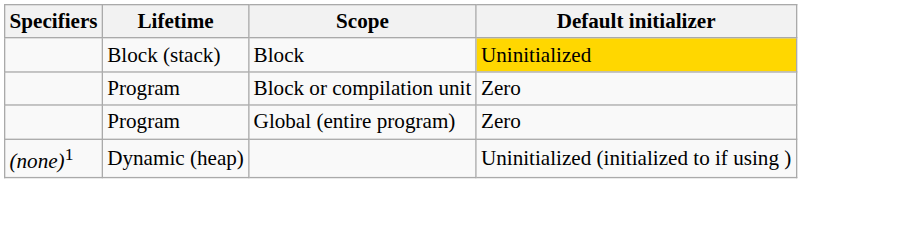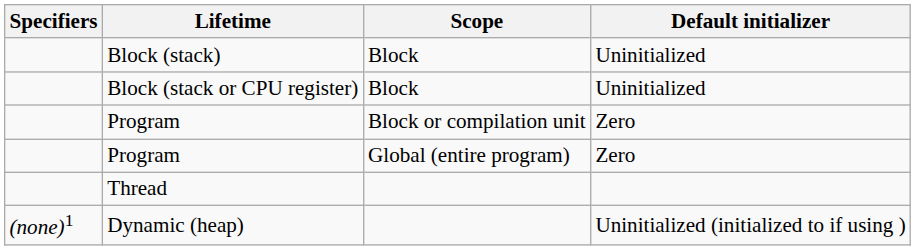(536, 54) gold background -> (651, 54) no background
+ row: (233, 88)
+ row: (137, 188)
